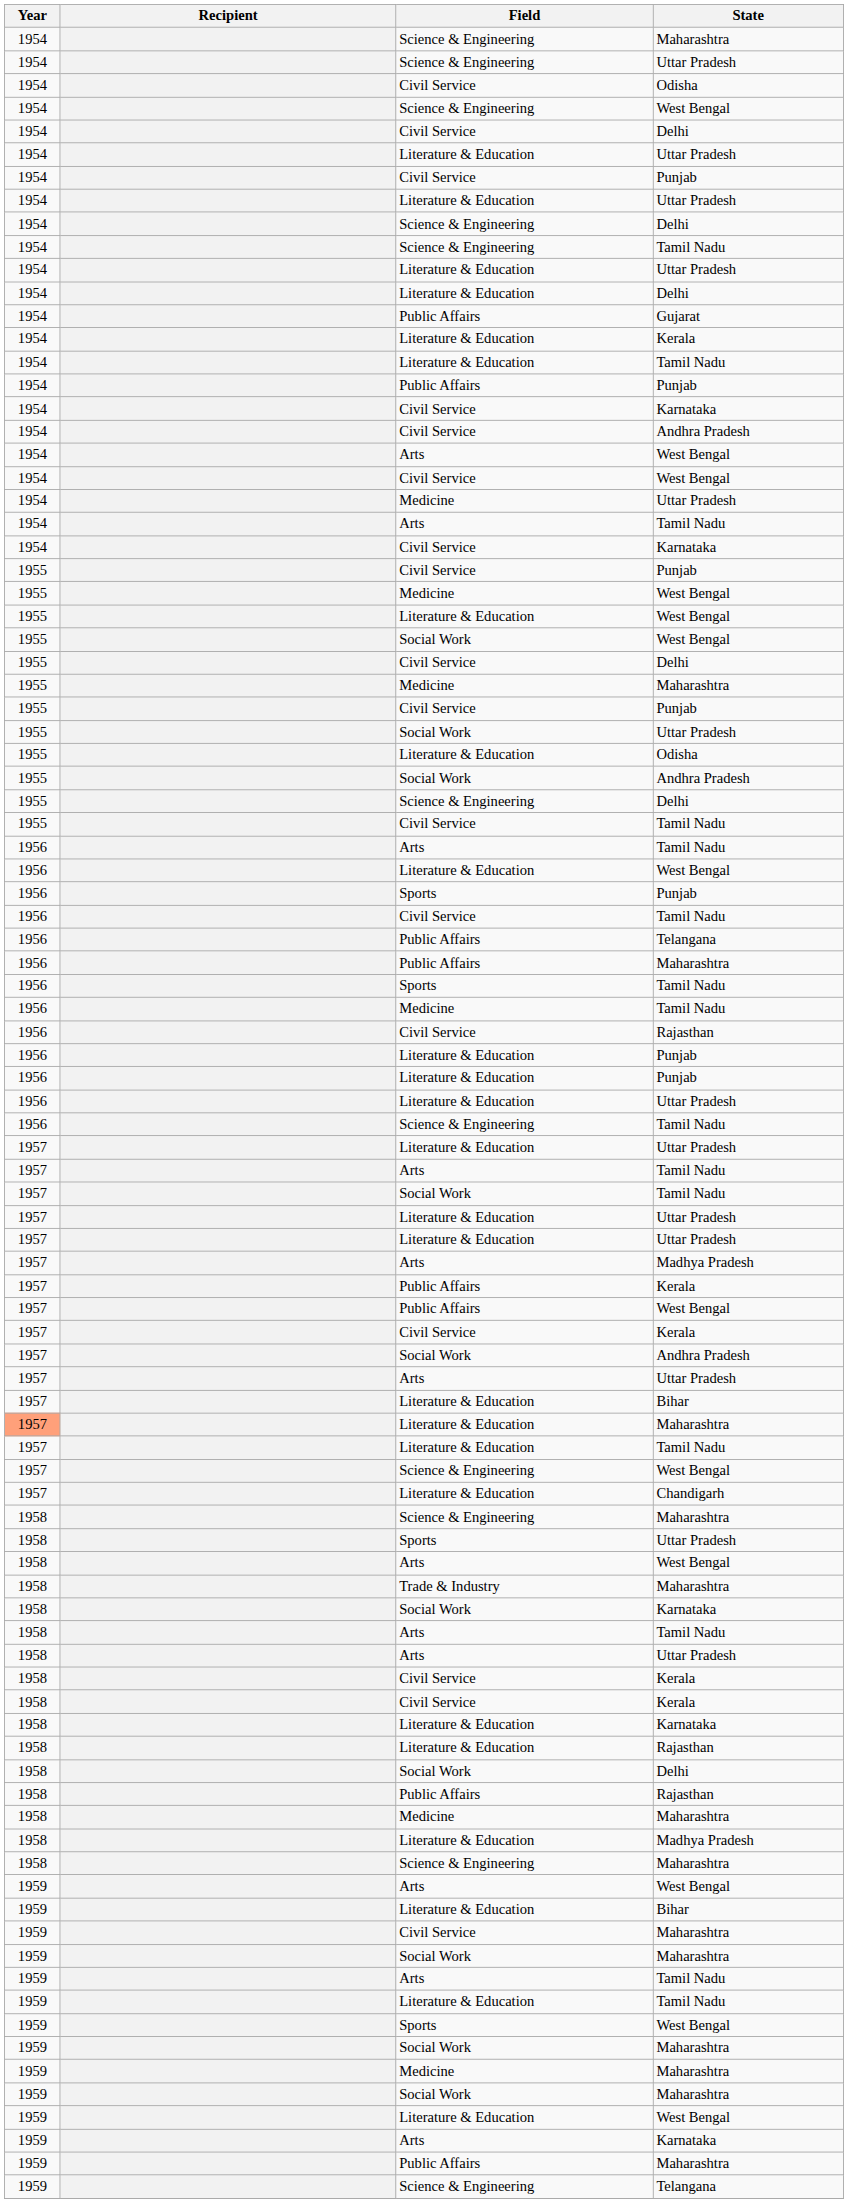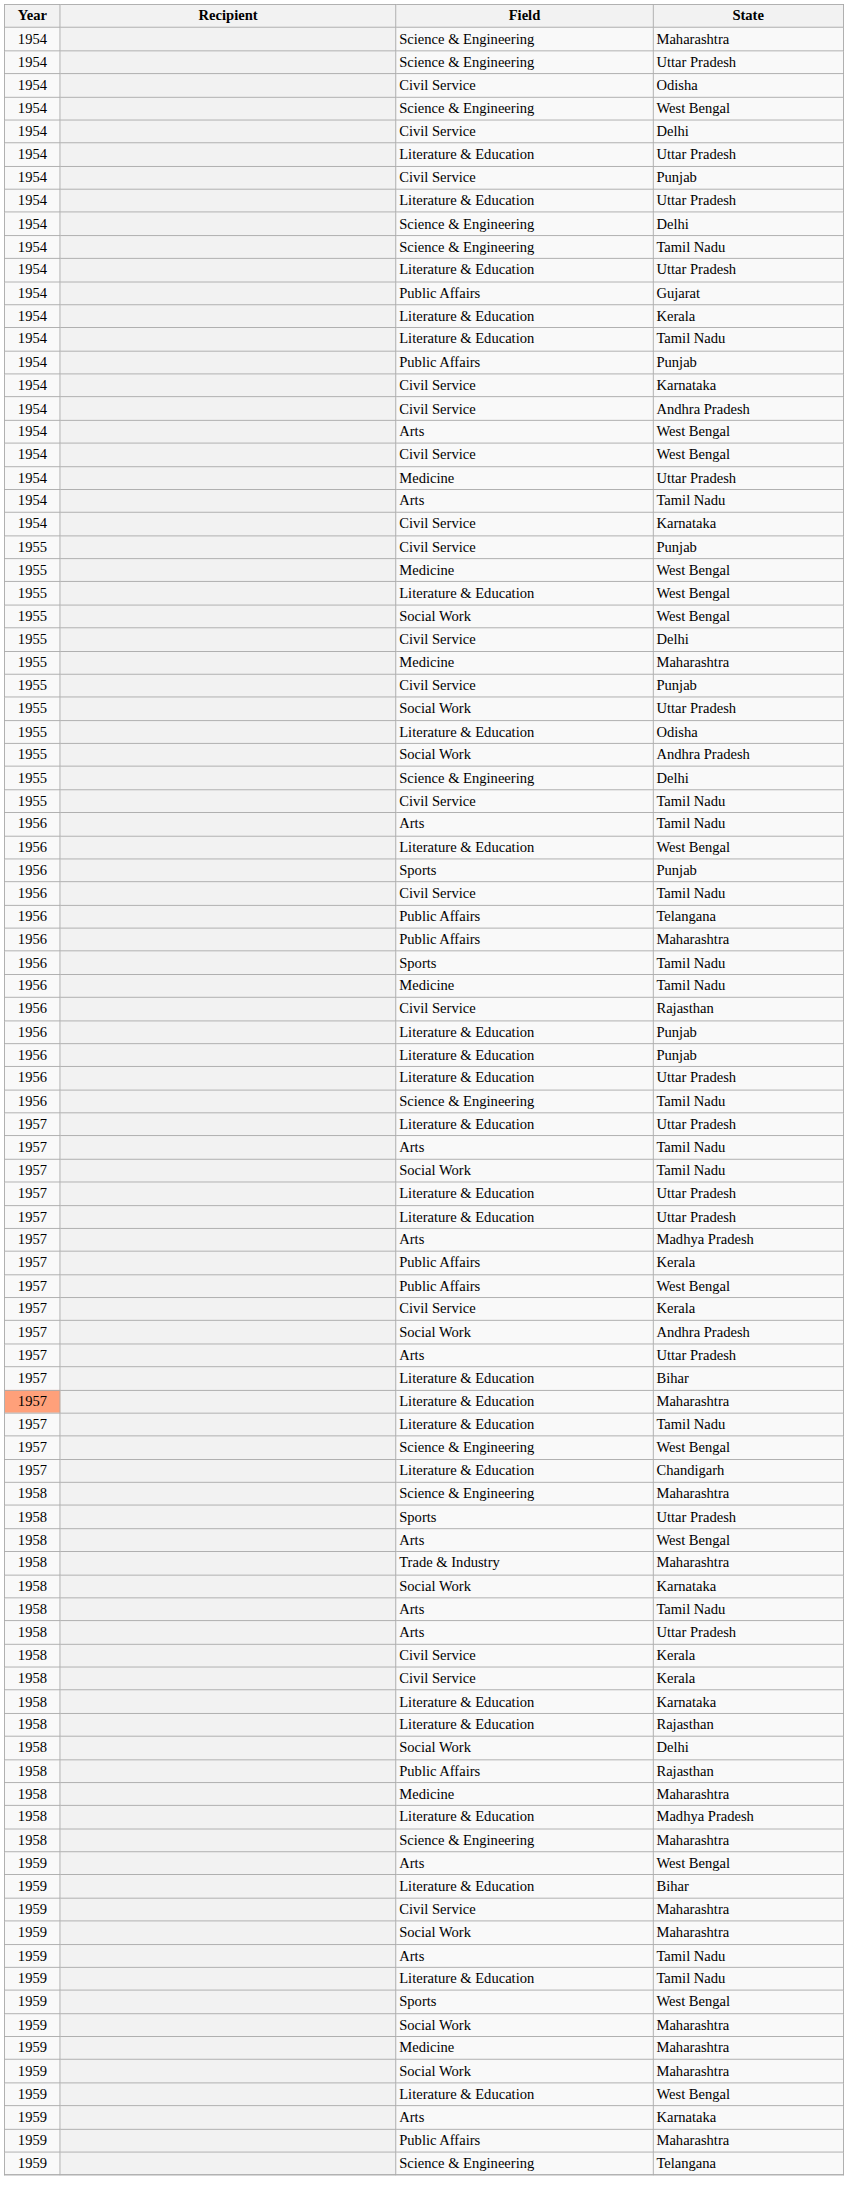- row: (467, 293)
